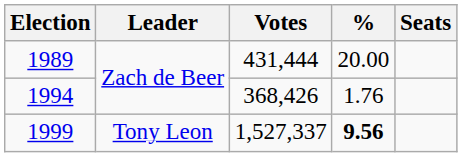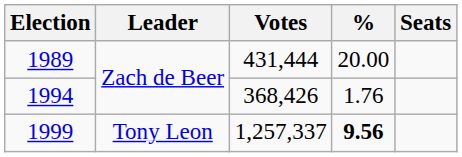(281, 132) 1,527,337 -> (281, 132) 1,257,337
